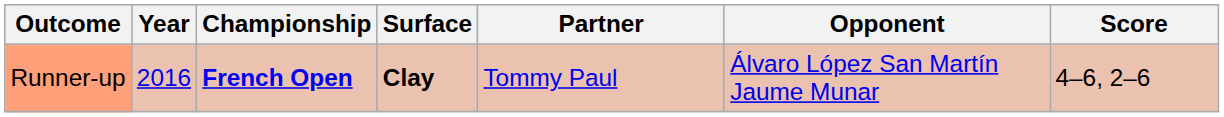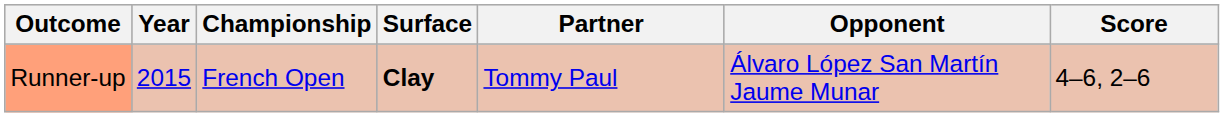(164, 77) 2016 -> (164, 77) 2015
(277, 77) bold -> (273, 77) normal
